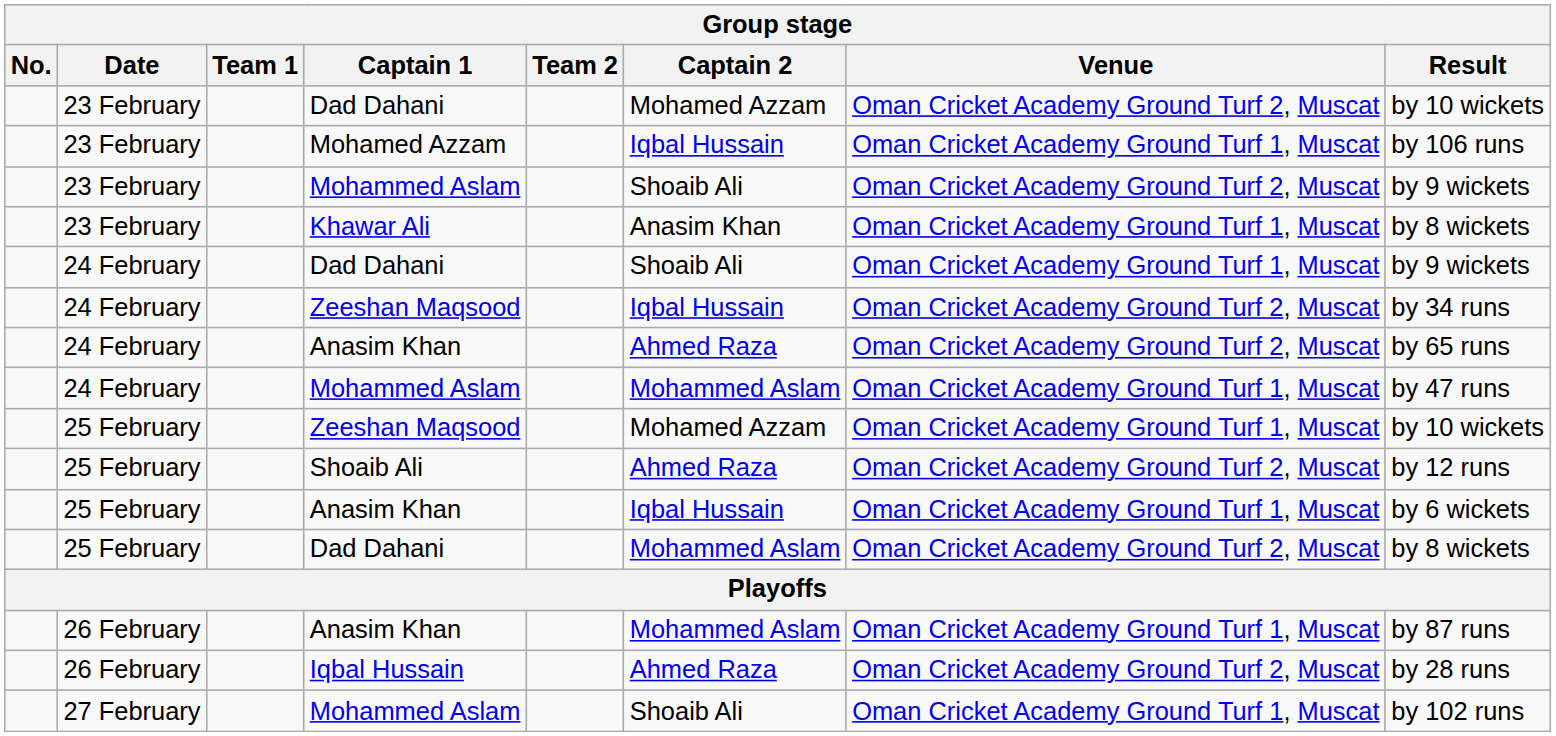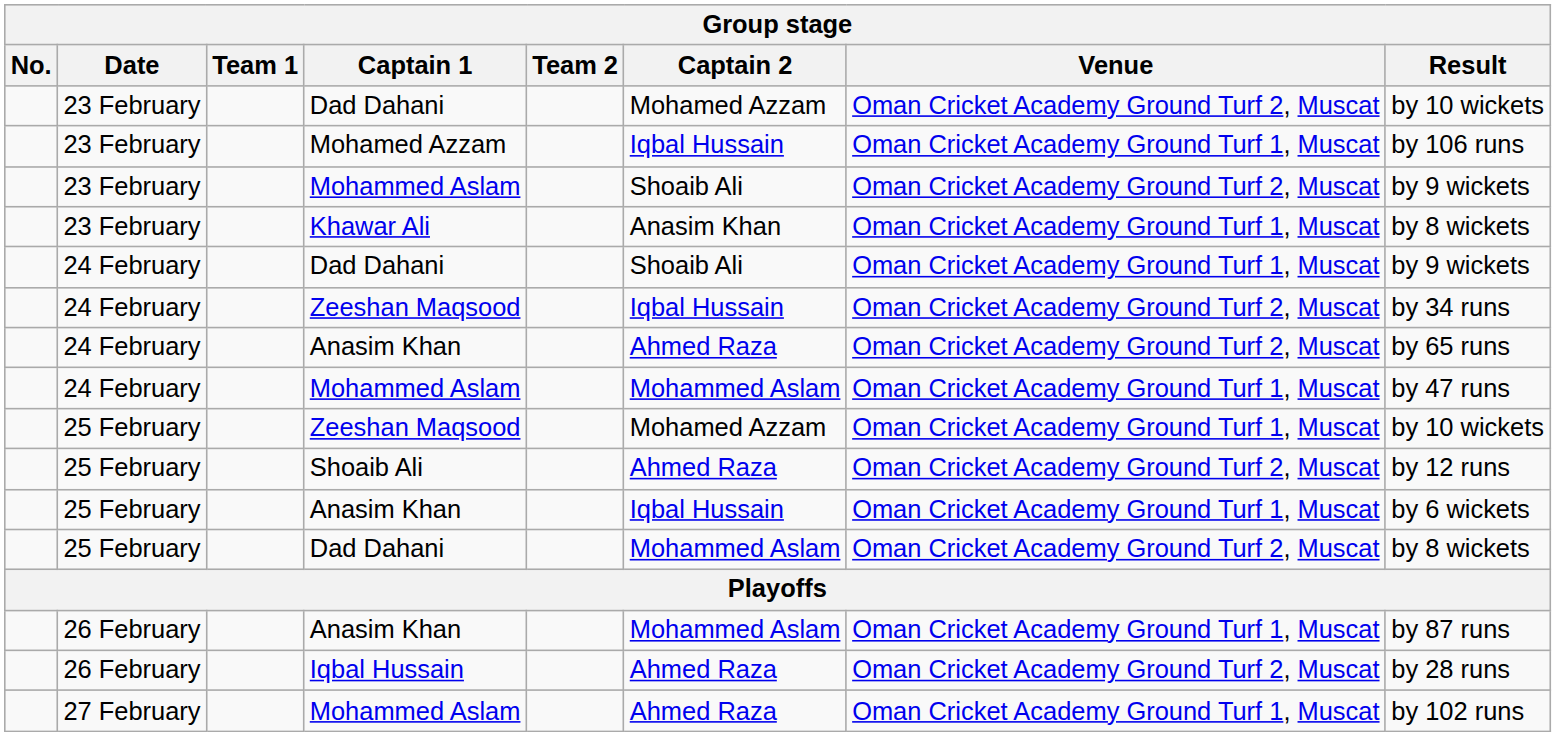(686, 710) Shoaib Ali -> (703, 710) Ahmed Raza
